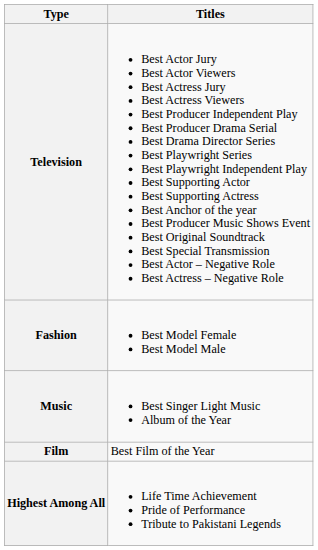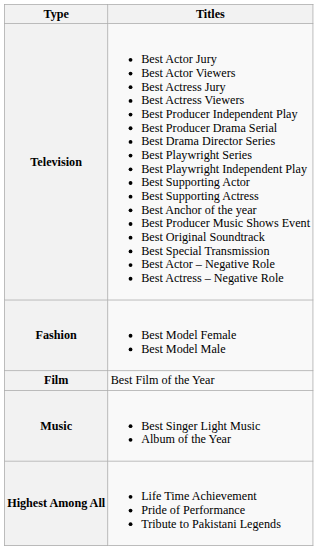rows swapped: (56, 406) <-> (56, 451)
